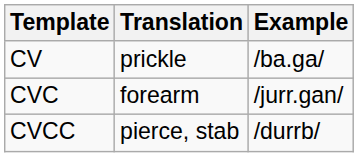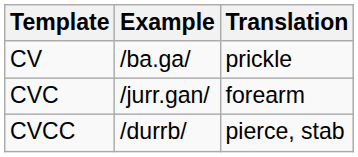columns swapped: (301, 22) <-> (182, 22)
